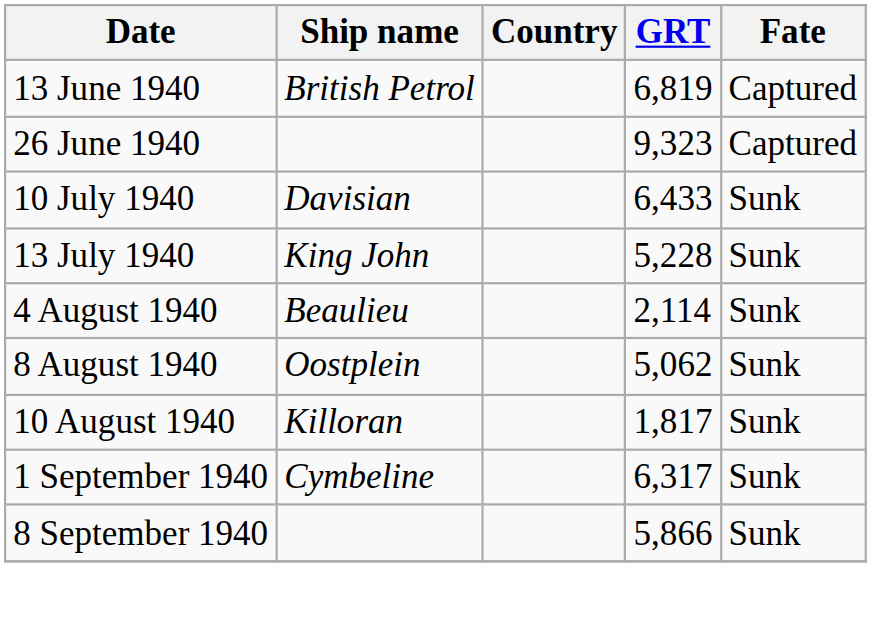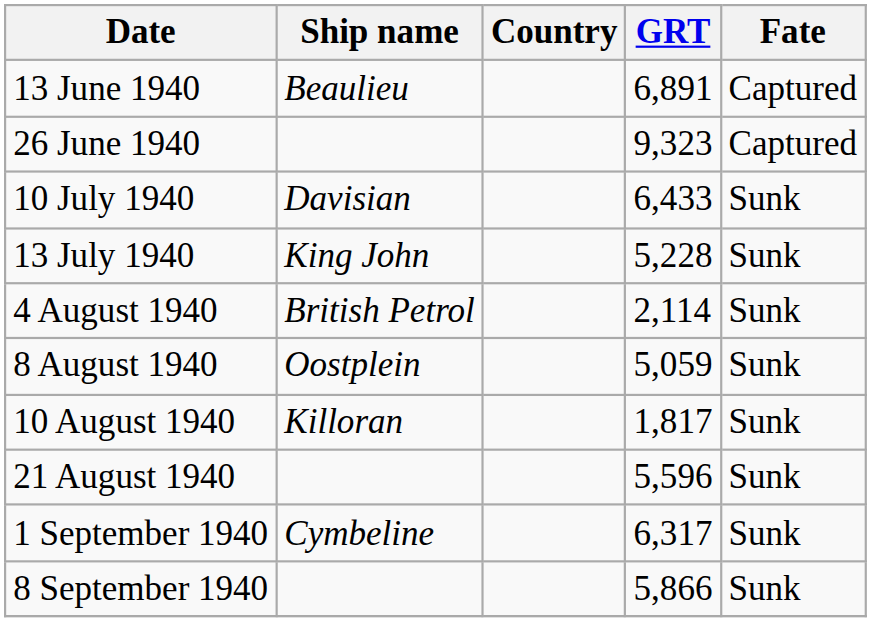(380, 87) British Petrol -> (347, 87) Beaulieu
(673, 87) 6,819 -> (673, 87) 6,891
(347, 310) Beaulieu -> (380, 310) British Petrol
(673, 365) 5,062 -> (673, 365) 5,059
+ row: (124, 476)
